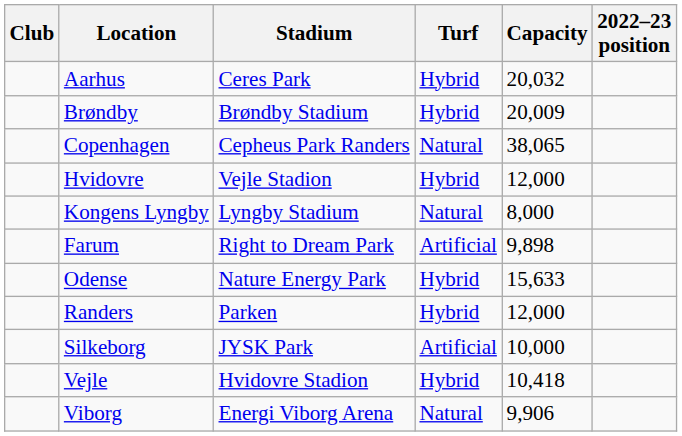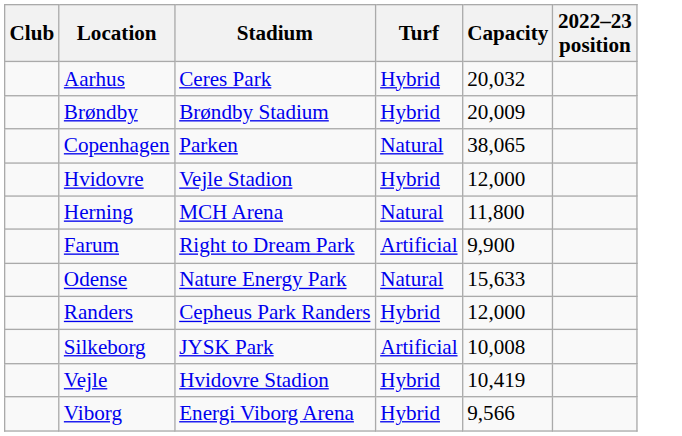(314, 145) Cepheus Park Randers -> (209, 145) Parken
- row: (136, 212)
+ row: (98, 212)
(530, 245) 9,898 -> (491, 245) 9,900
(449, 279) Hybrid -> (412, 279) Natural
(248, 312) Parken -> (275, 312) Cepheus Park Randers
(536, 346) 10,000 -> (496, 346) 10,008
(536, 379) 10,418 -> (496, 379) 10,419
(451, 413) Natural -> (410, 413) Hybrid
(530, 413) 9,906 -> (491, 413) 9,566
